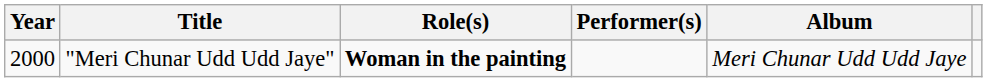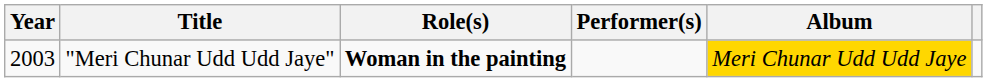(32, 58) 2000 -> (32, 58) 2003
(839, 58) no background -> (839, 58) gold background
